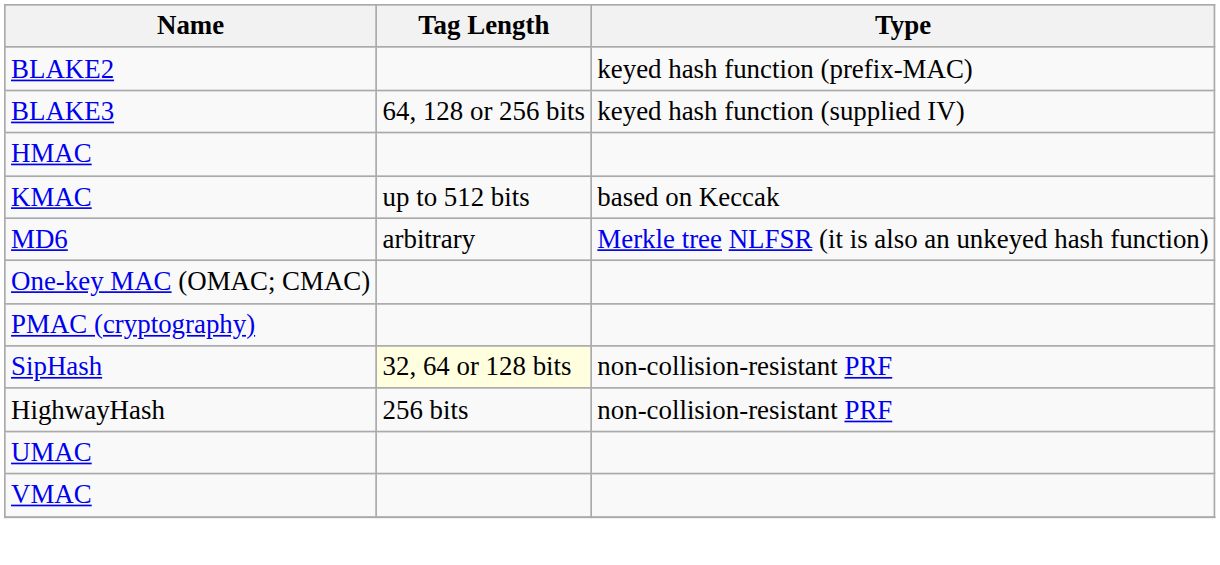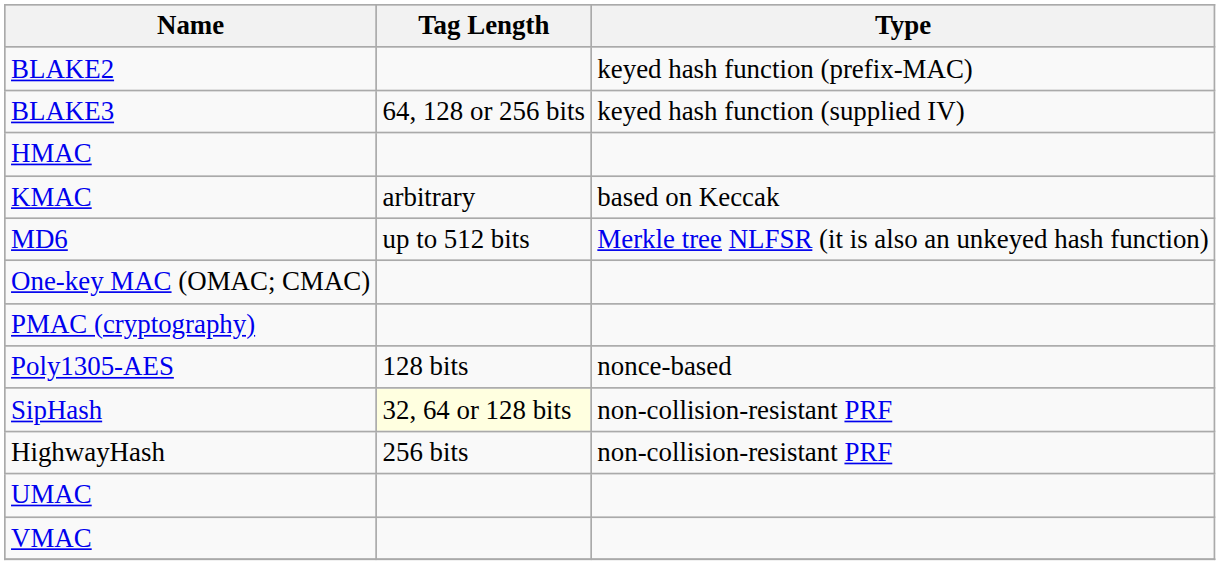(456, 196) up to 512 bits -> (429, 196) arbitrary
(429, 238) arbitrary -> (456, 238) up to 512 bits
+ row: (92, 366)
